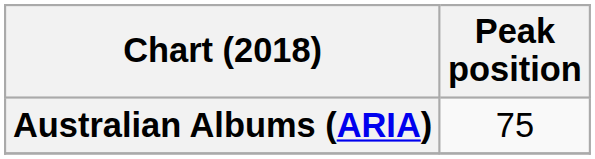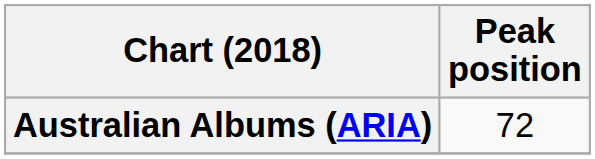(515, 125) 75 -> (515, 125) 72
